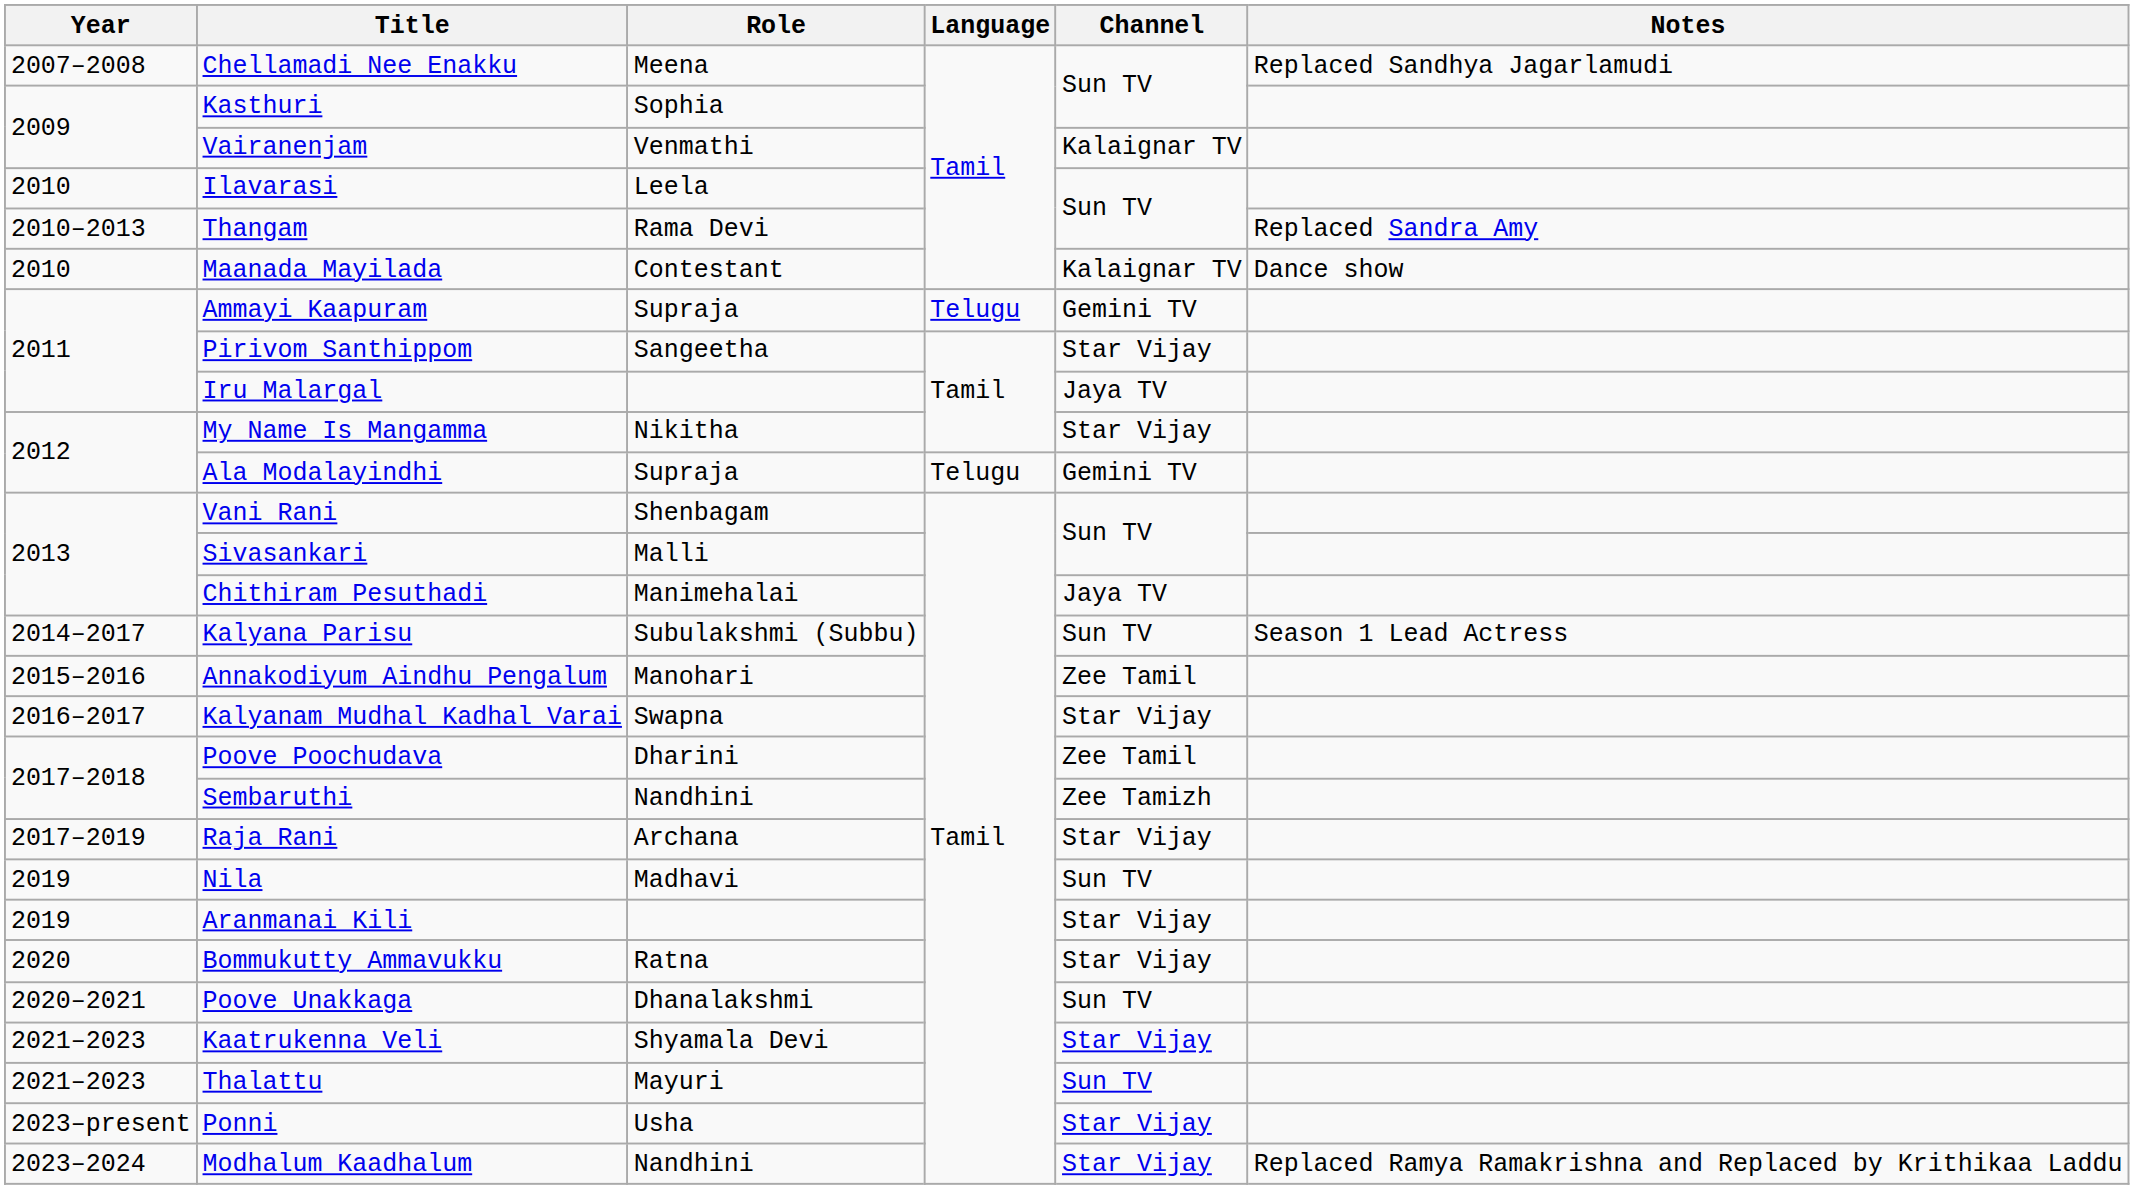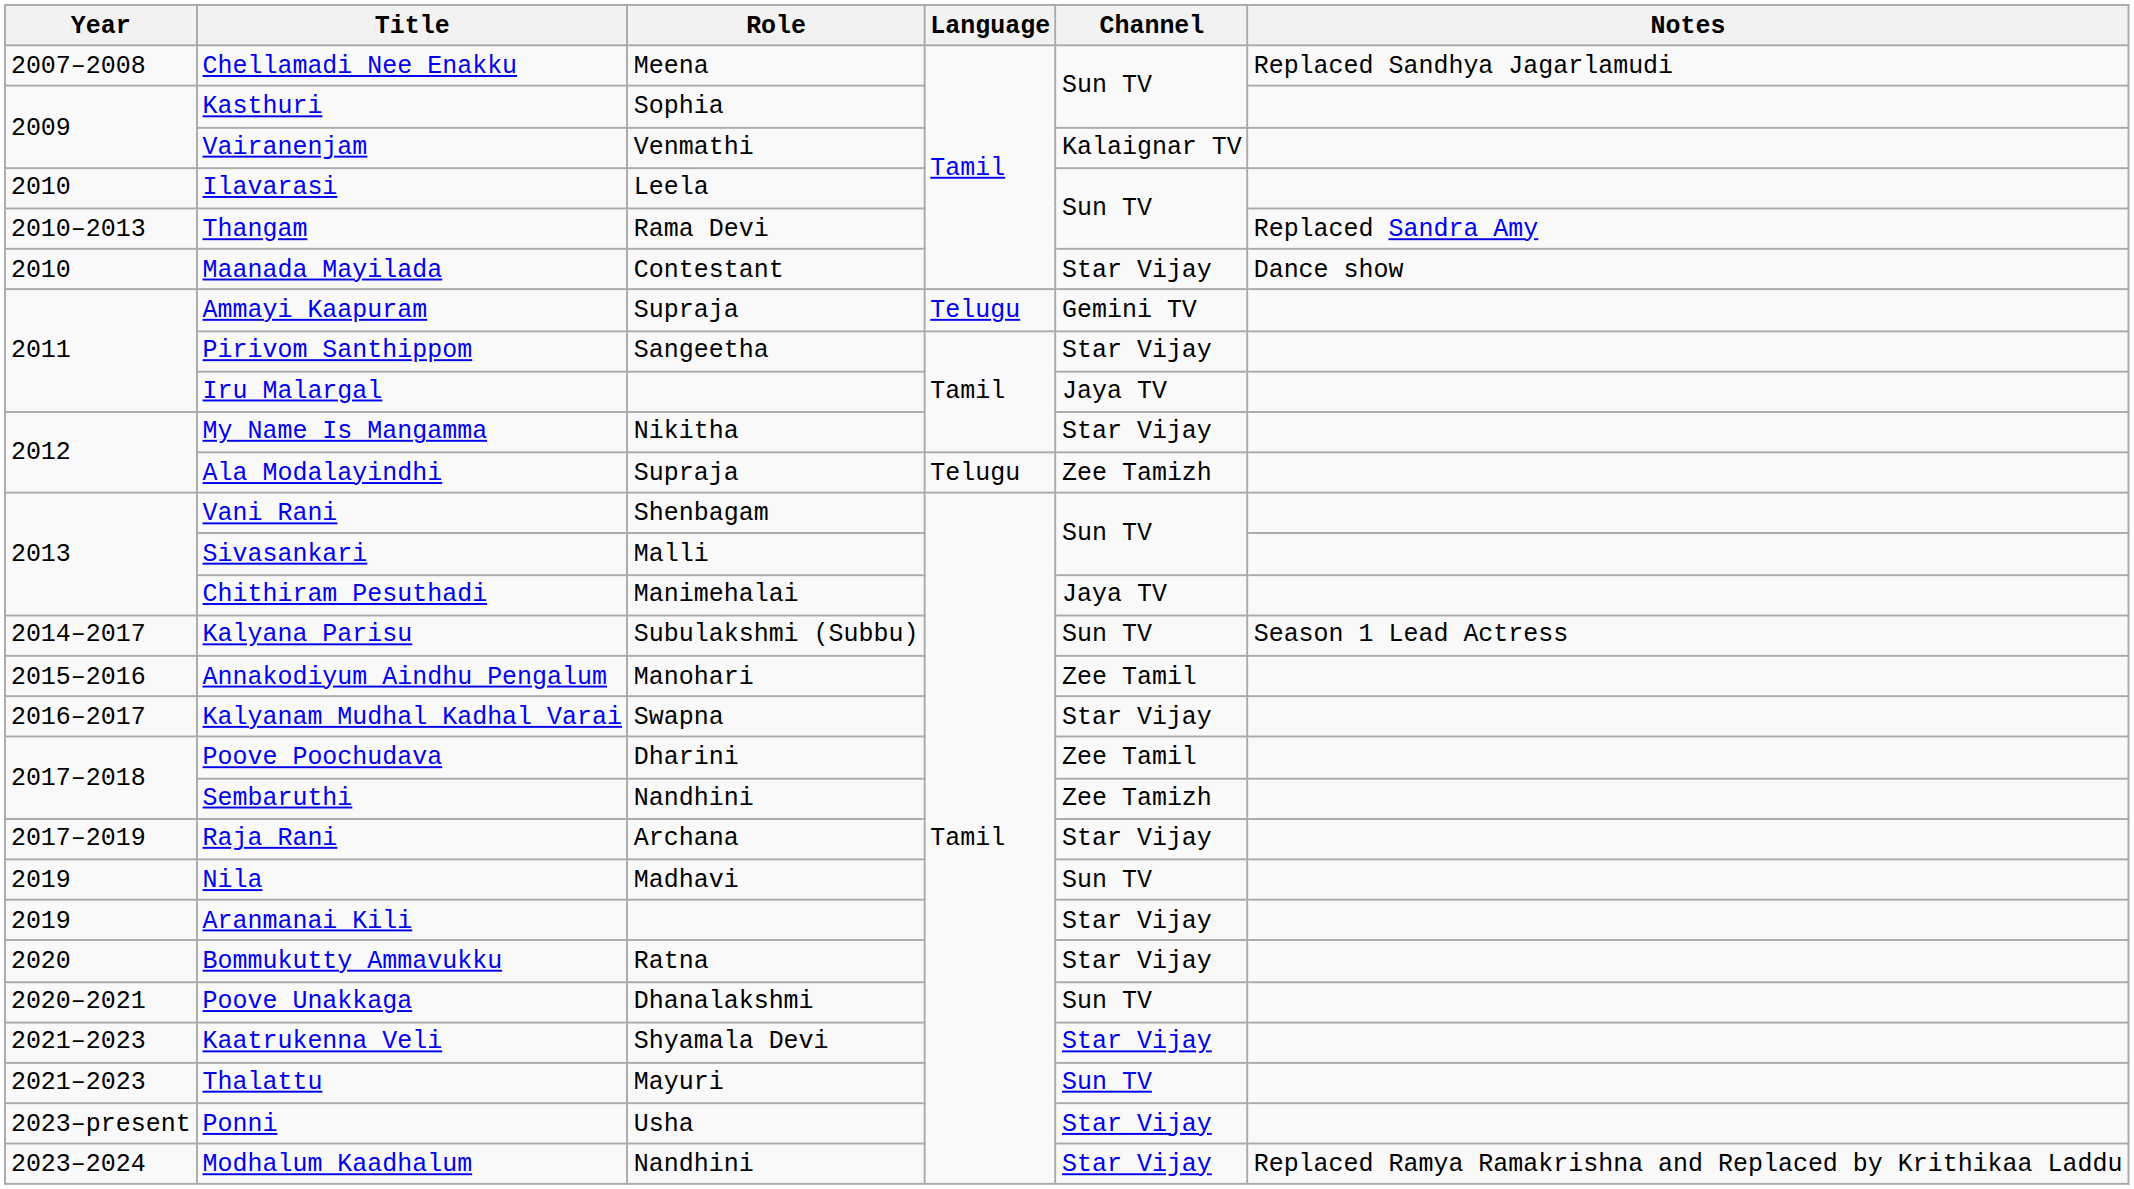(1152, 269) Kalaignar TV -> (1137, 269) Star Vijay
(1129, 473) Gemini TV -> (1137, 473) Zee Tamizh
